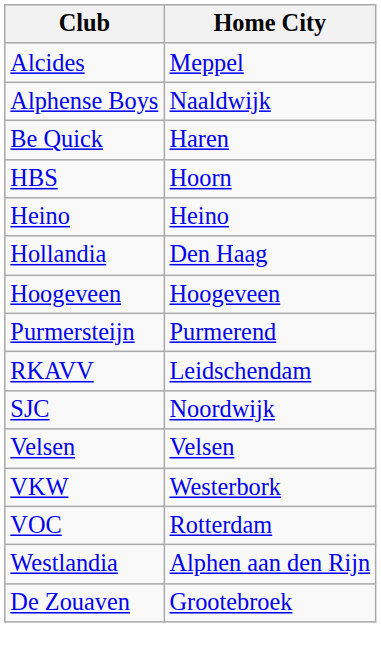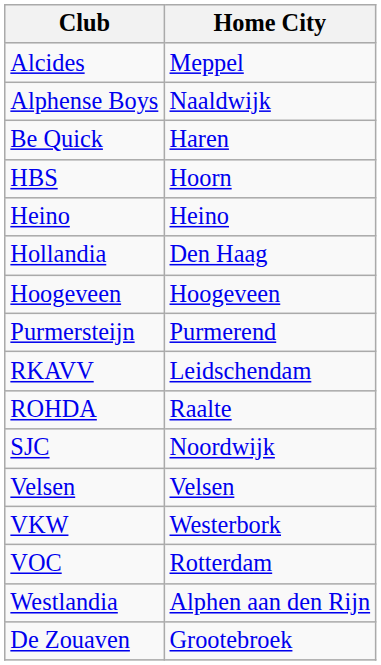+ row: (54, 409)
